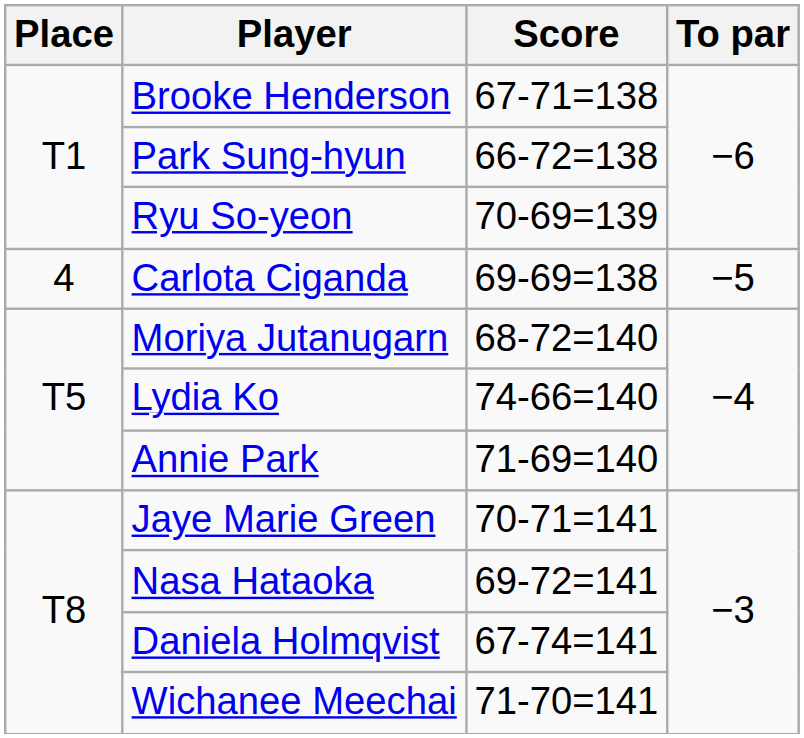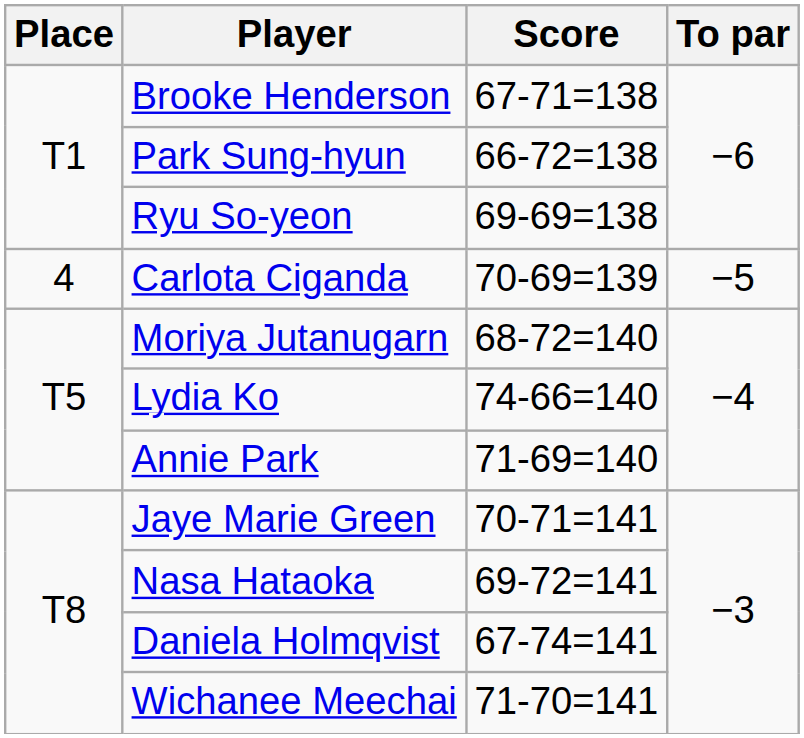(566, 216) 70-69=139 -> (566, 216) 69-69=138
(566, 277) 69-69=138 -> (566, 277) 70-69=139
